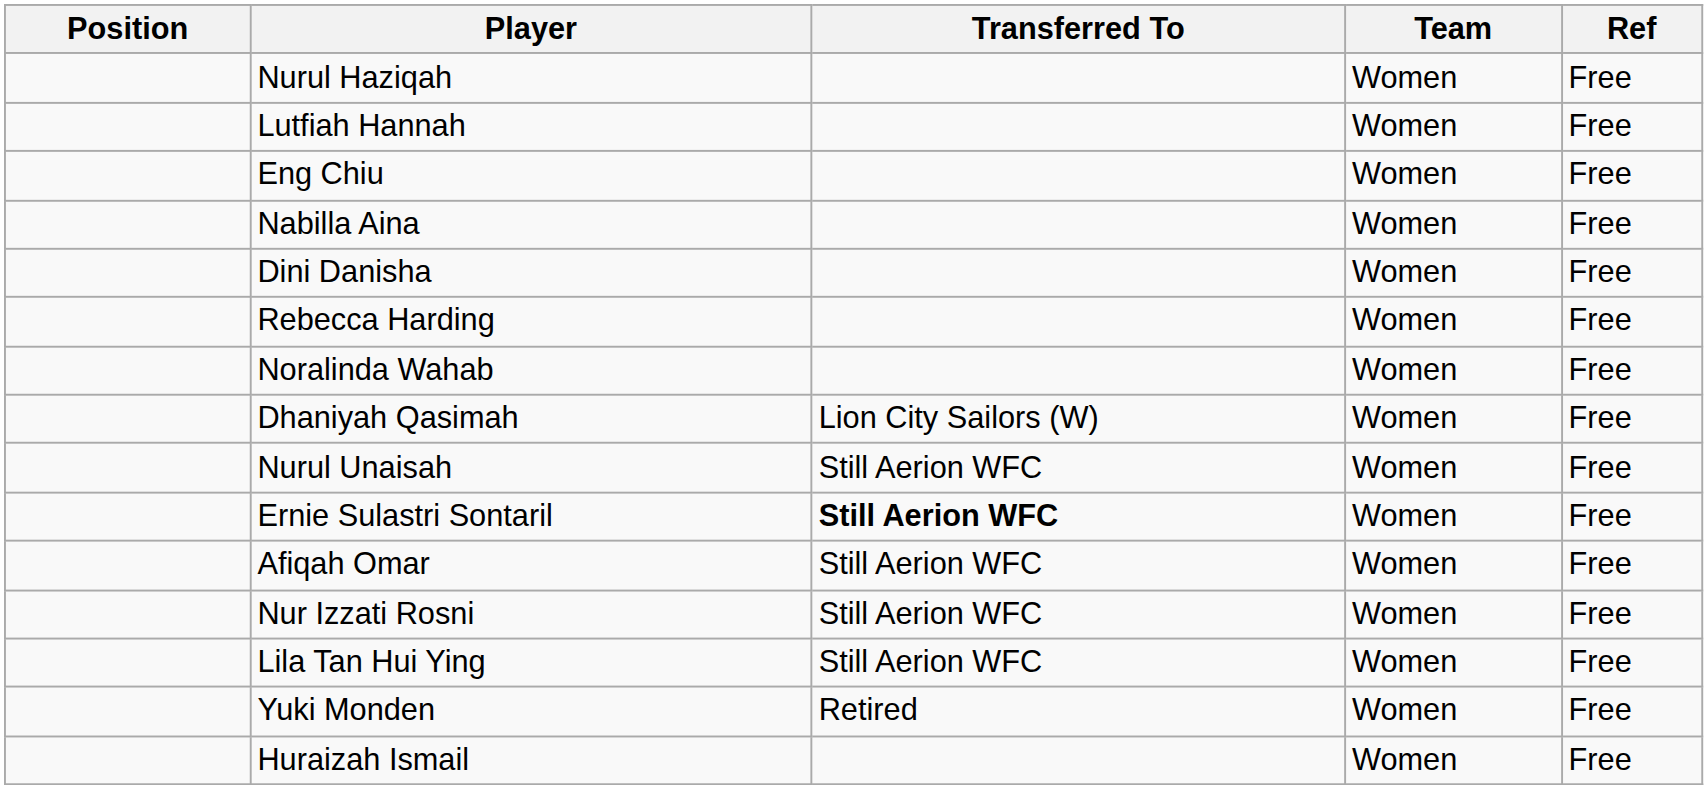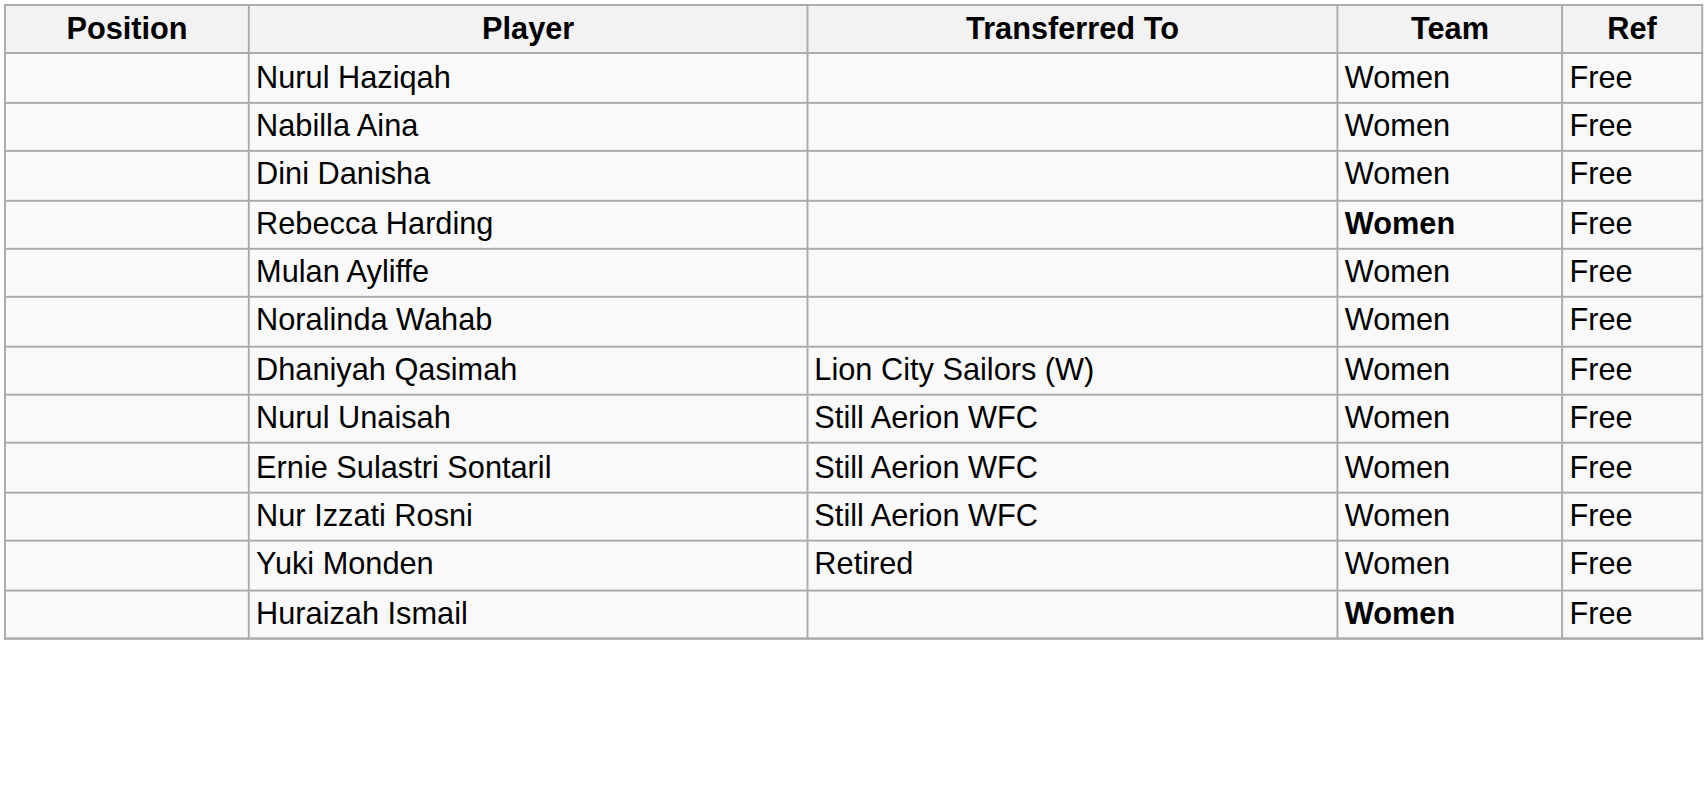- row: (362, 126)
- row: (321, 175)
(1405, 321) normal -> (1400, 223) bold
+ row: (343, 272)
(938, 516) bold -> (926, 467) normal
- row: (344, 564)
- row: (372, 662)
(1405, 759) normal -> (1400, 613) bold
